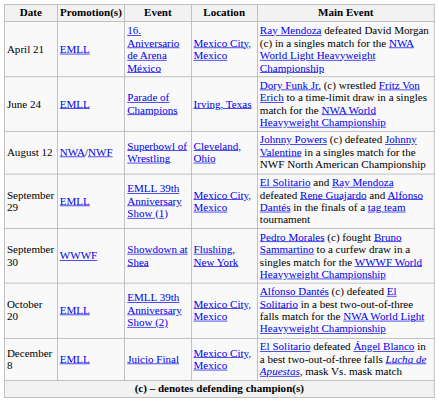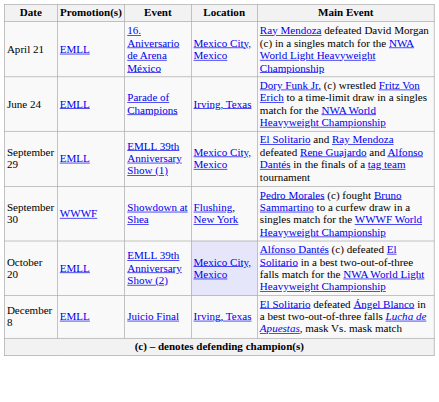- row: (30, 152)
(222, 310) no background -> (222, 268) lavender background
(222, 359) Mexico City, Mexico -> (223, 317) Irving, Texas
